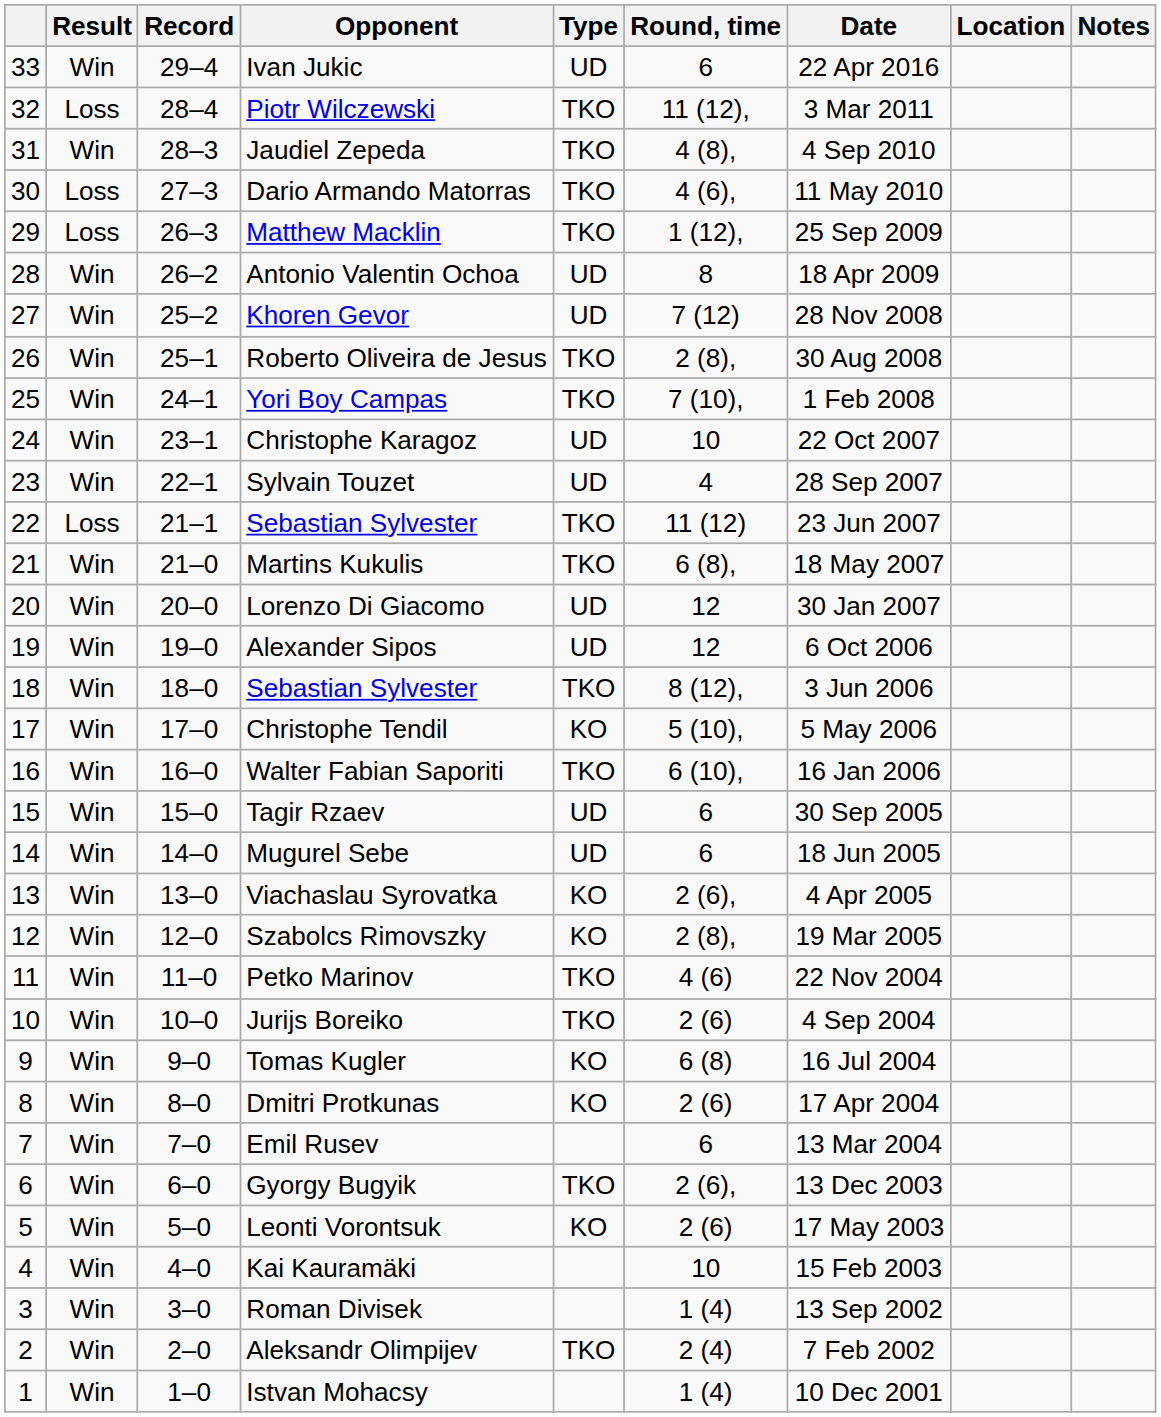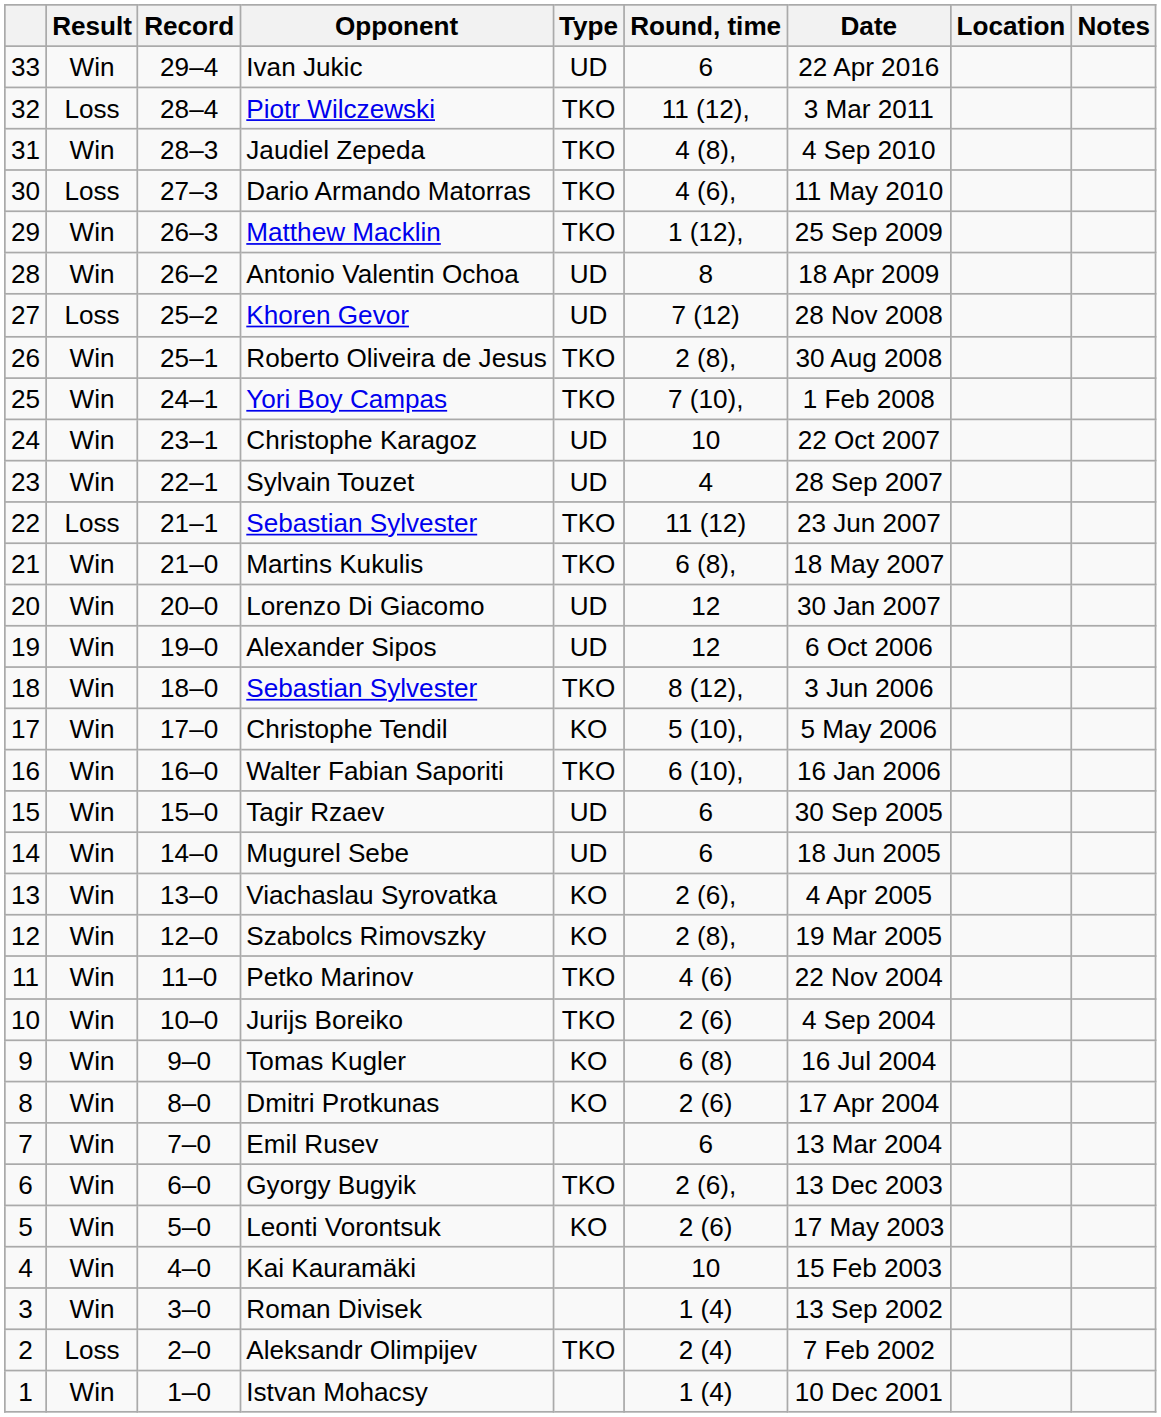(92, 233) Loss -> (92, 233) Win
(92, 315) Win -> (92, 315) Loss
(92, 1350) Win -> (92, 1350) Loss
